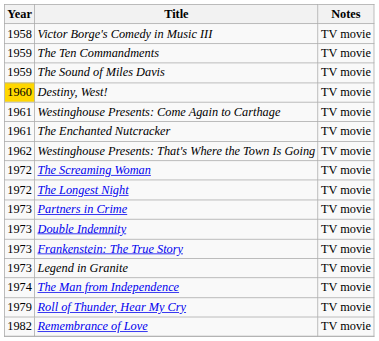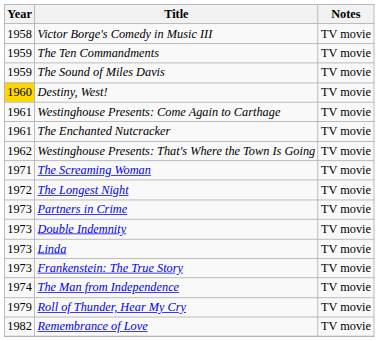(20, 170) 1972 -> (20, 170) 1971
+ row: (52, 248)
- row: (83, 268)
